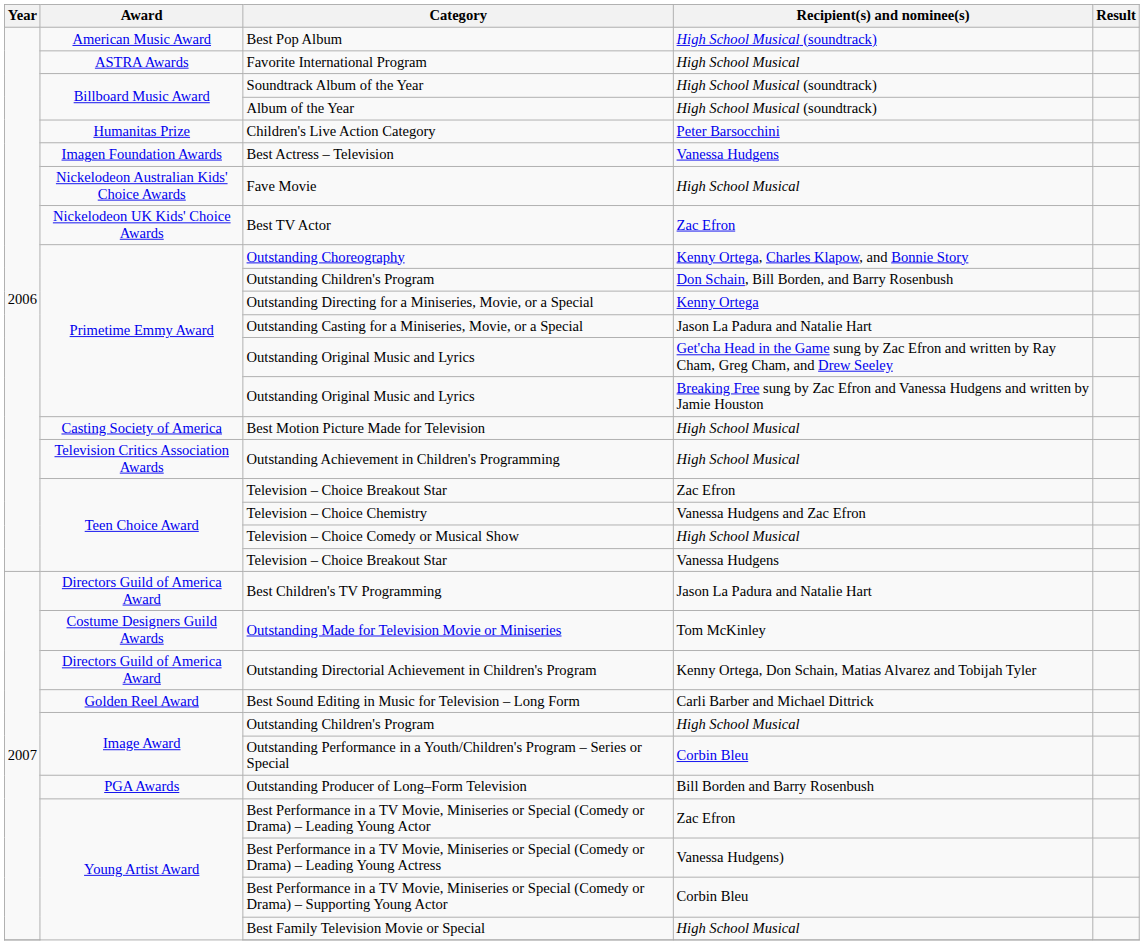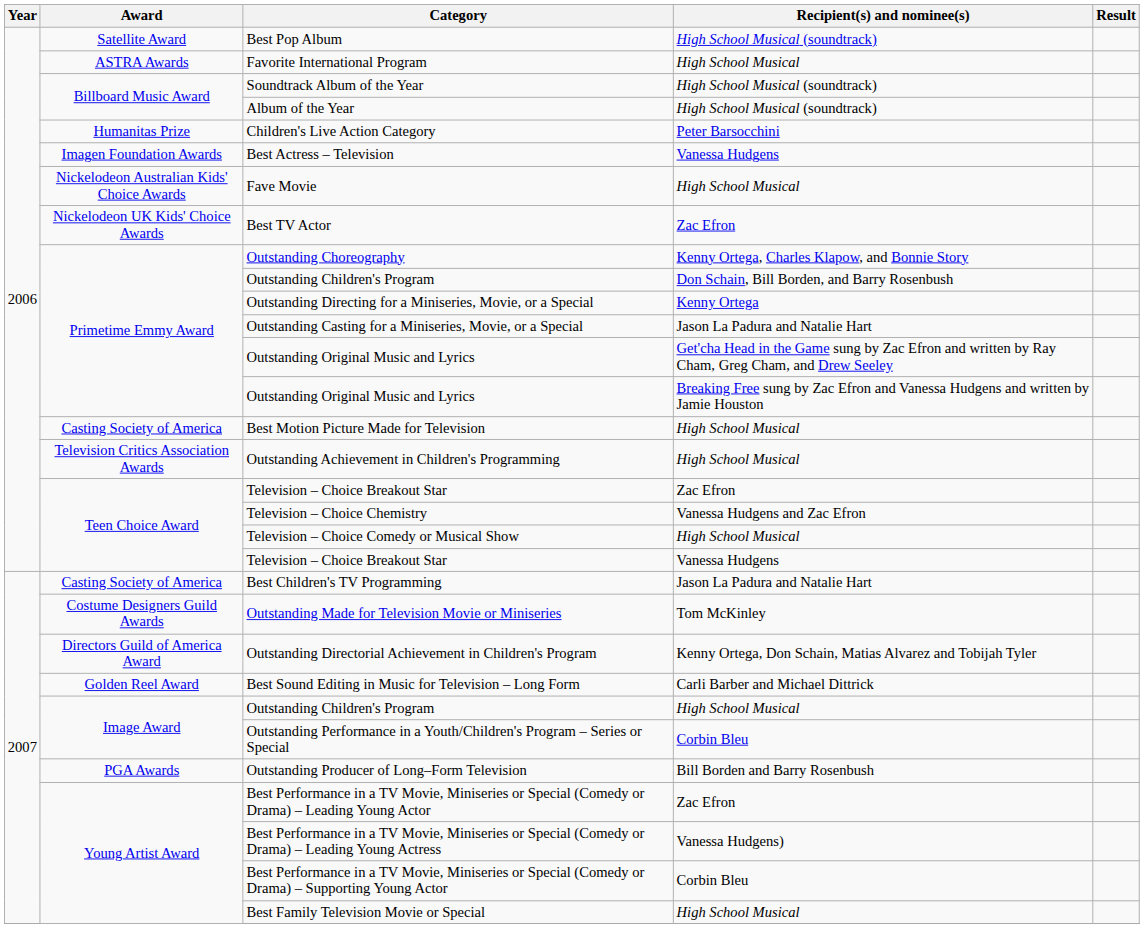(142, 39) American Music Award -> (142, 39) Satellite Award
(142, 591) Directors Guild of America Award -> (142, 582) Casting Society of America
